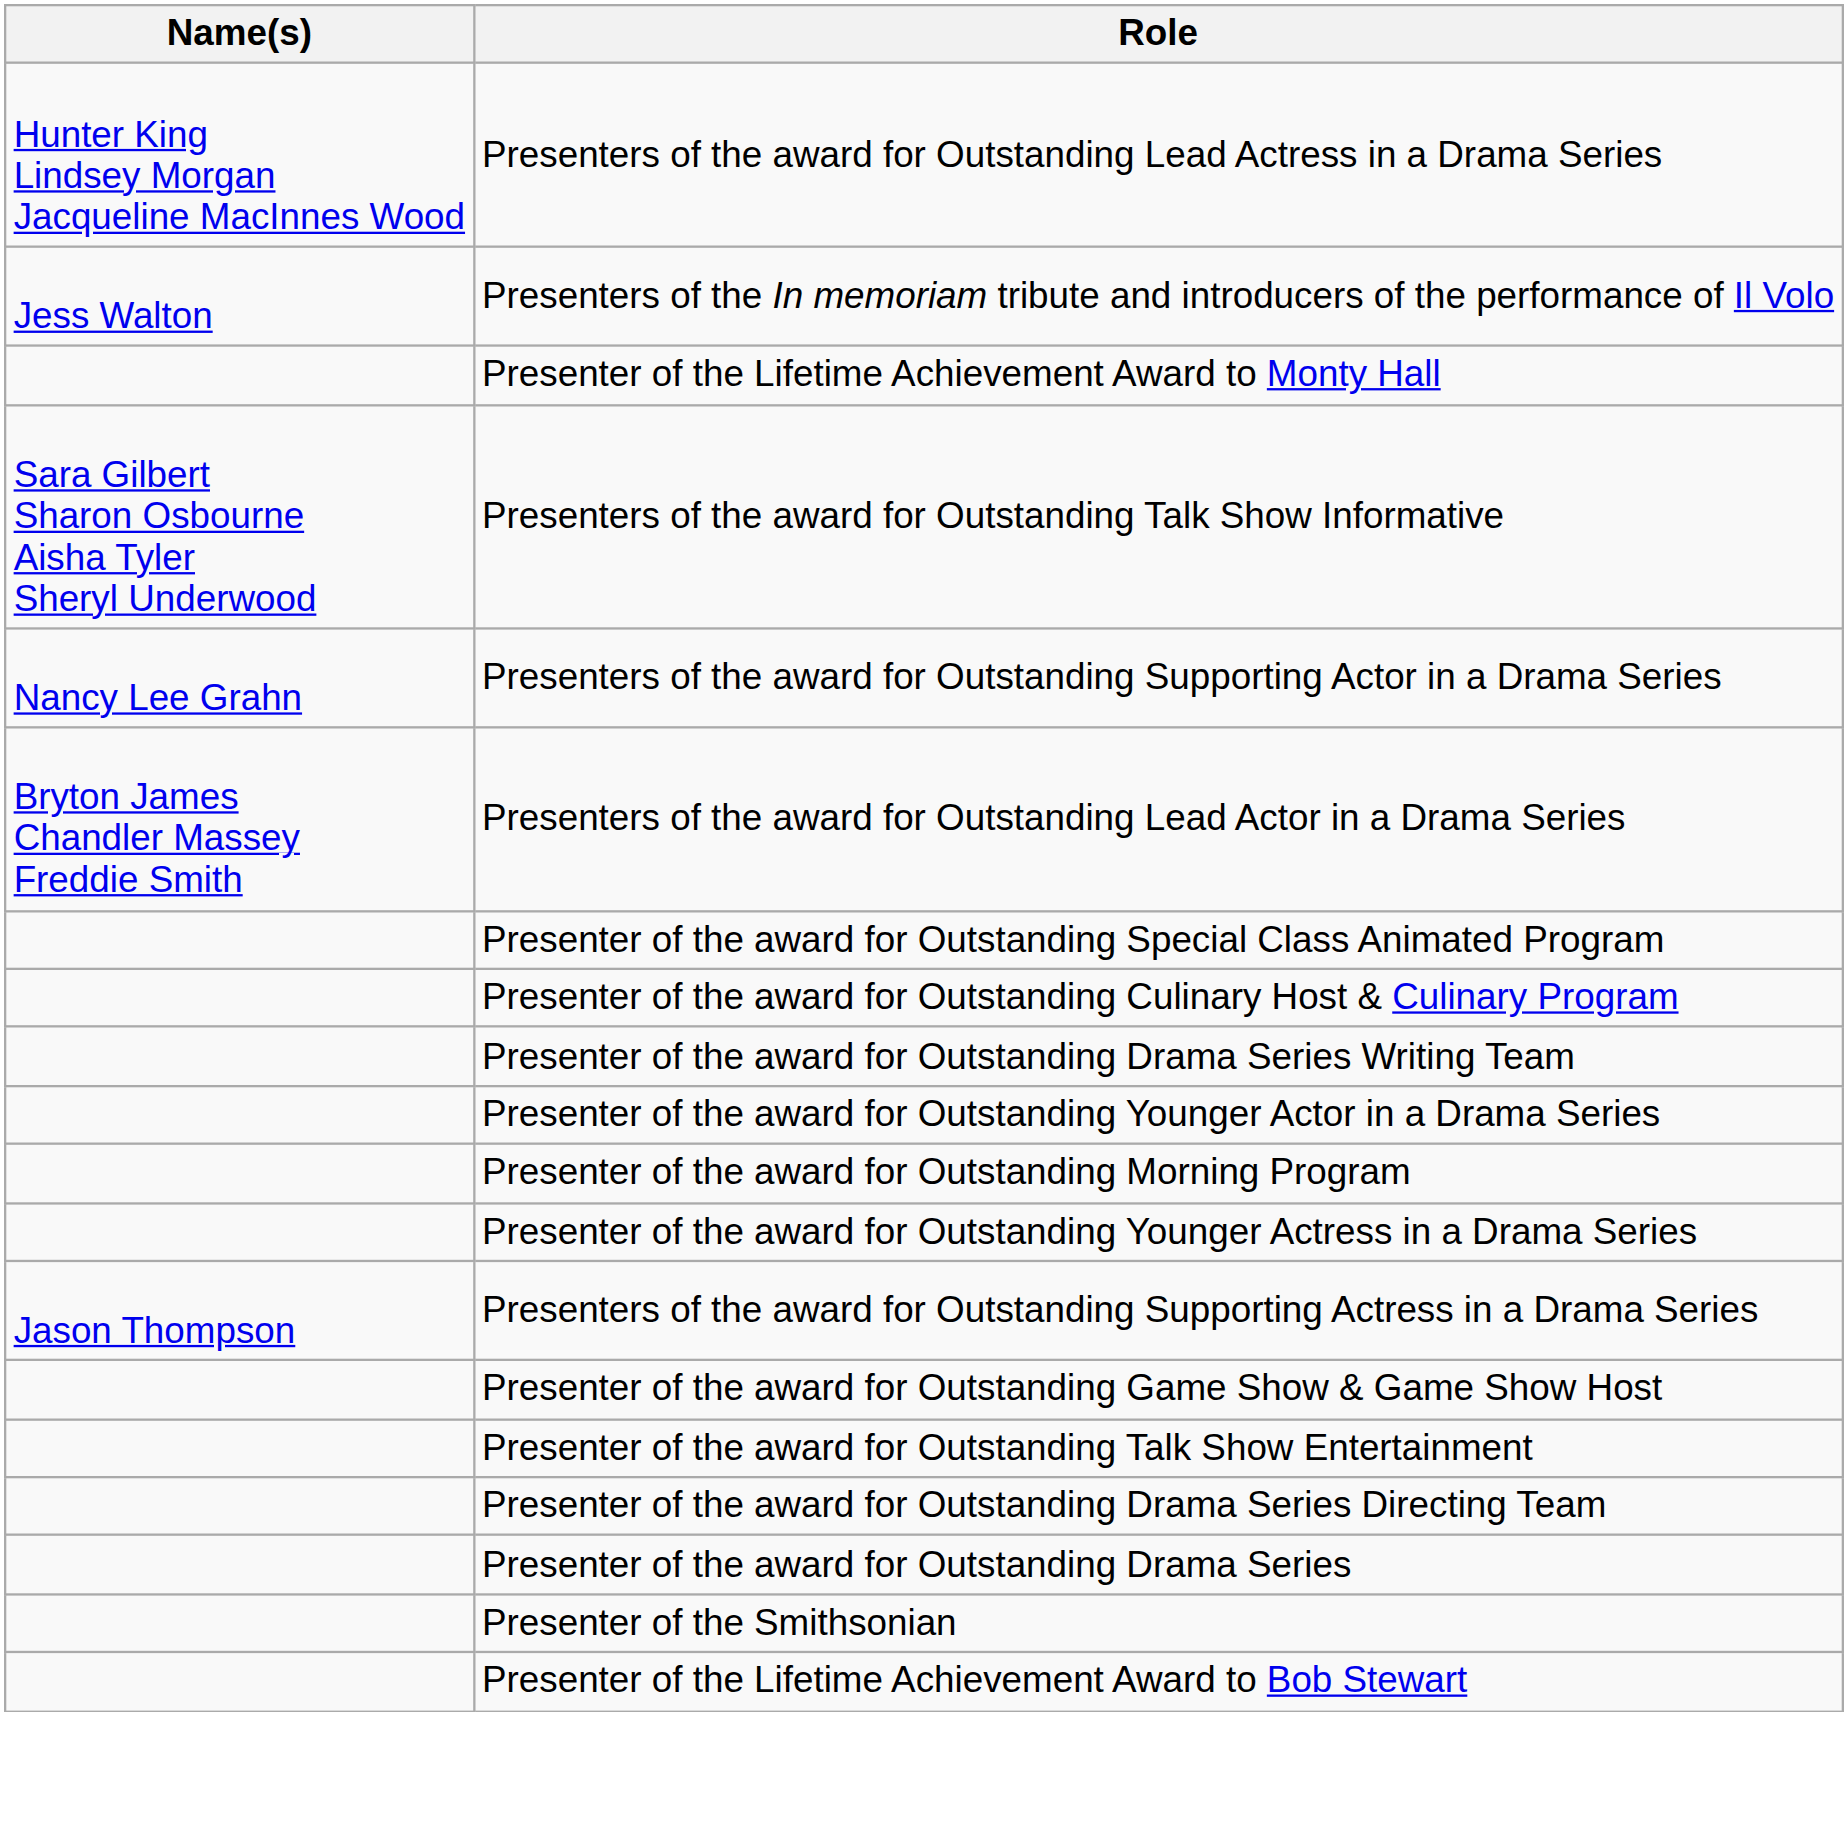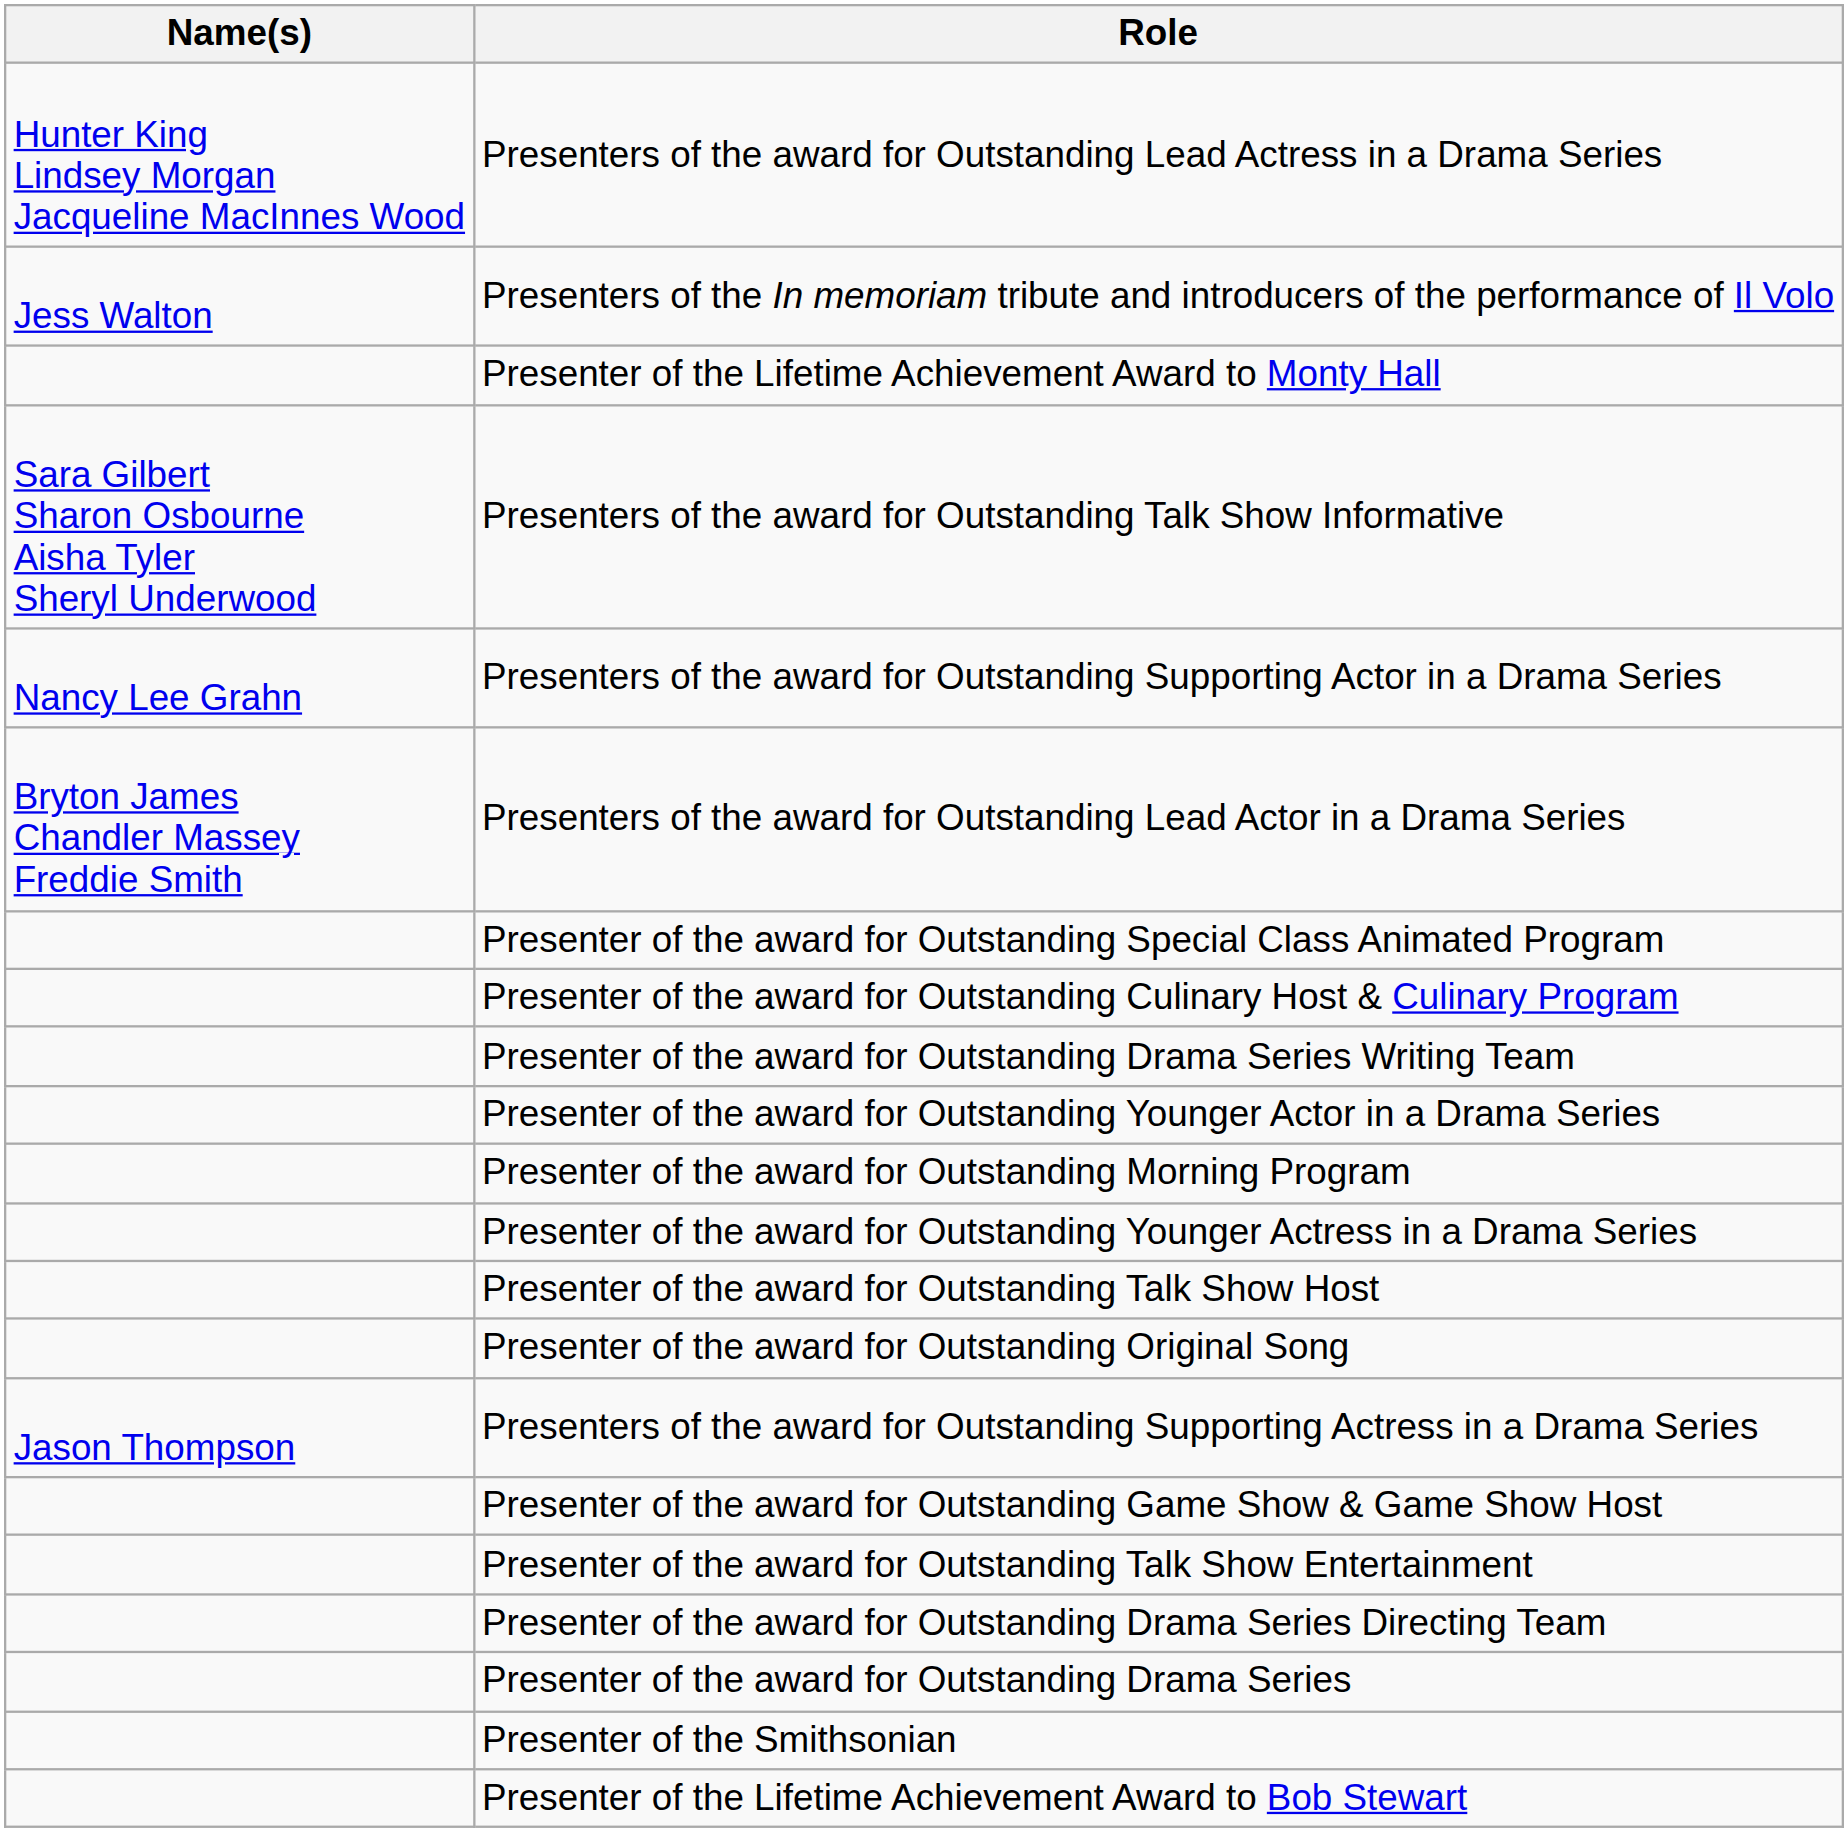+ row: (931, 1289)
+ row: (916, 1347)
